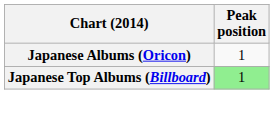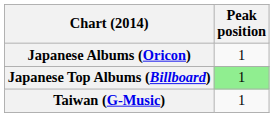+ row: (109, 100)
